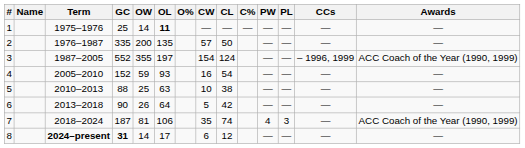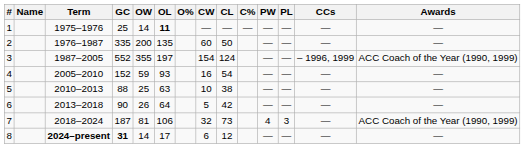(206, 43) 57 -> (206, 43) 60
(206, 120) 35 -> (206, 120) 32
(227, 120) 74 -> (227, 120) 73
